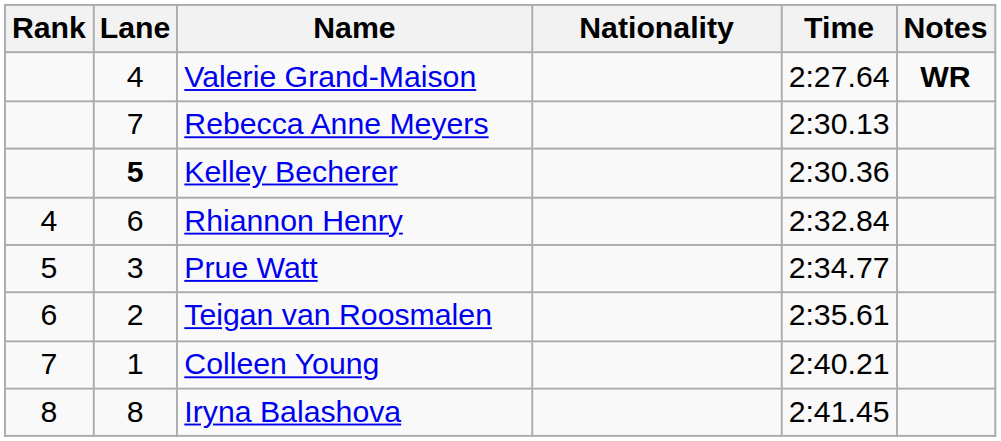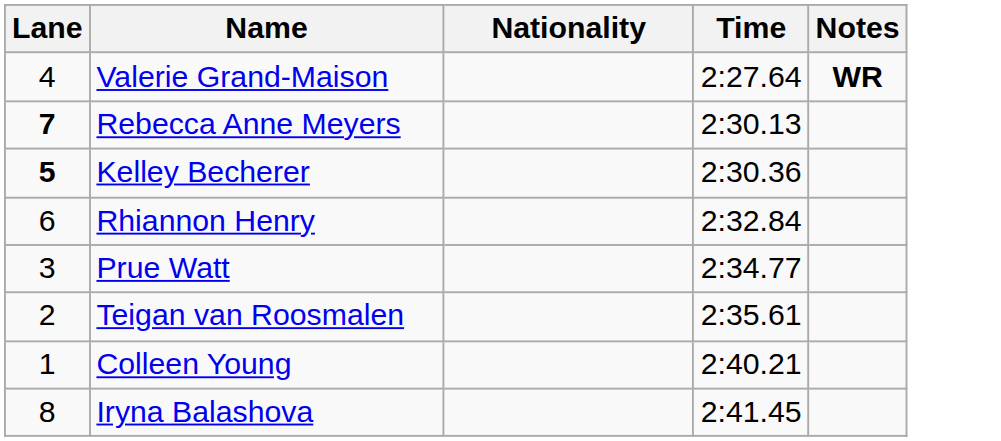- column: (49, 28)
(135, 124) normal -> (47, 124) bold
